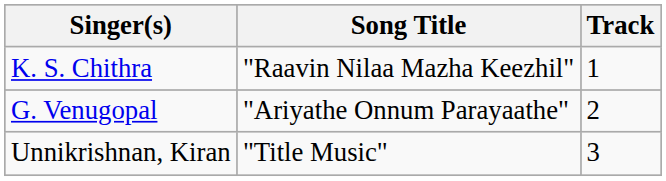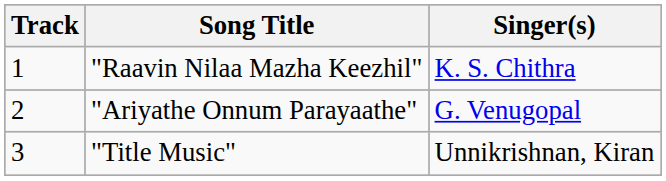columns swapped: (620, 25) <-> (121, 25)
